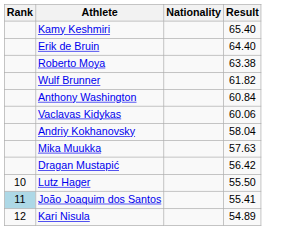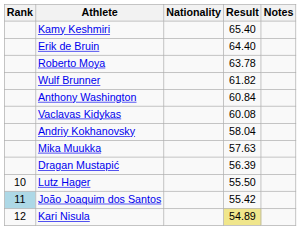+ column: (279, 13)
(242, 64) 63.38 -> (242, 64) 63.78
(242, 115) 60.06 -> (242, 115) 60.08
(242, 166) 56.42 -> (242, 166) 56.39
(242, 200) 55.41 -> (242, 200) 55.42
(242, 217) no background -> (242, 217) khaki background
